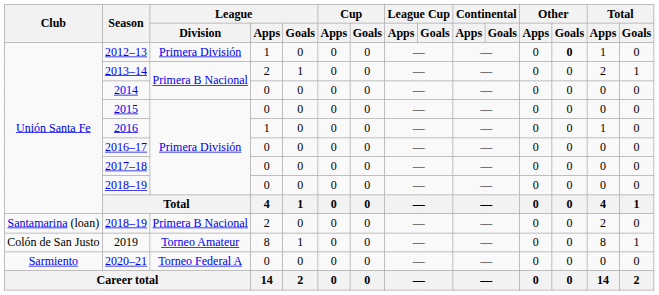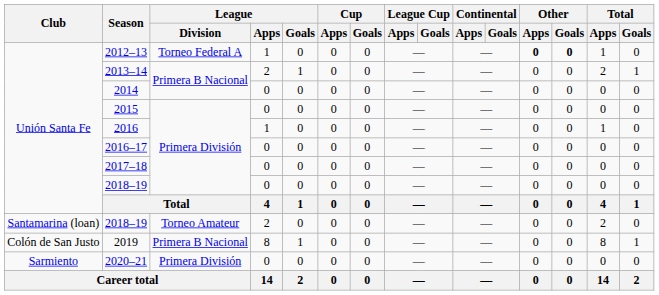(200, 52) Primera División -> (200, 52) Torneo Federal A
(536, 52) normal -> (536, 52) bold
(200, 223) Primera B Nacional -> (200, 223) Torneo Amateur
(200, 242) Torneo Amateur -> (200, 242) Primera B Nacional
(200, 261) Torneo Federal A -> (200, 261) Primera División
